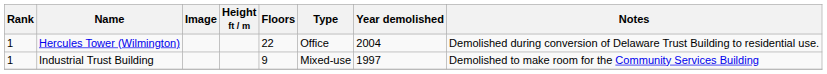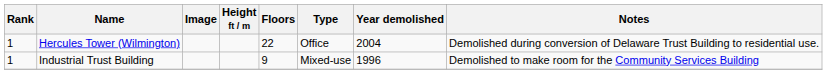(369, 60) 1997 -> (369, 60) 1996
